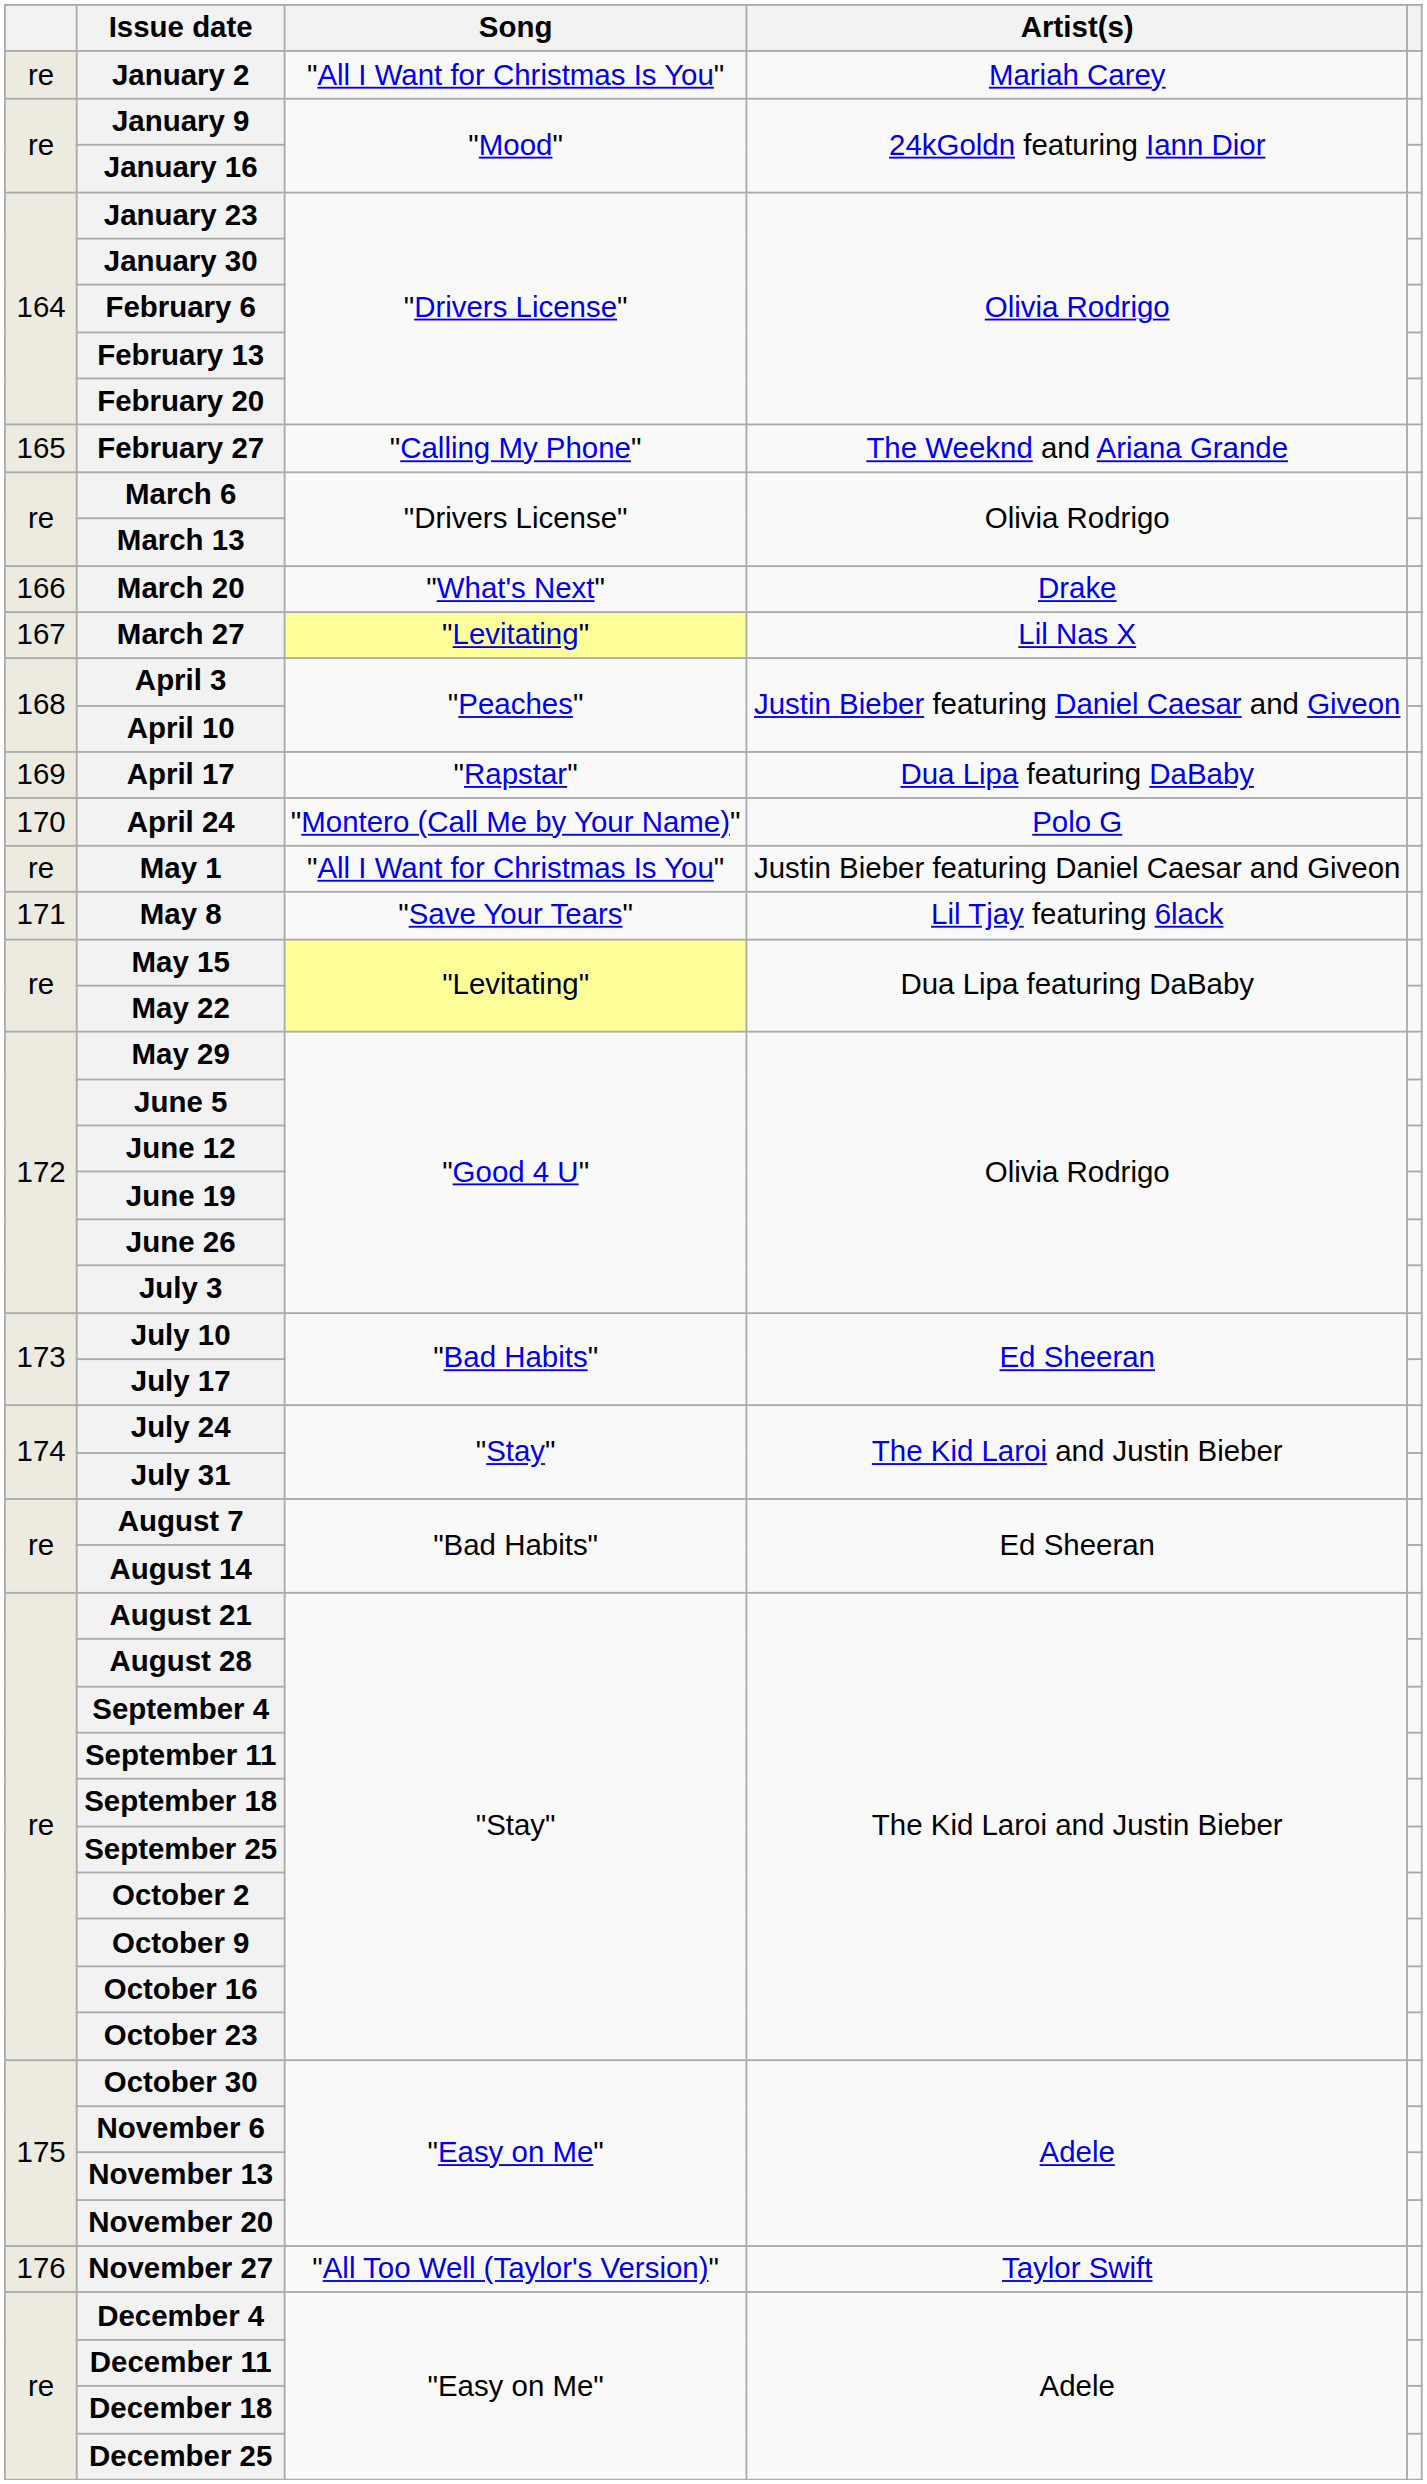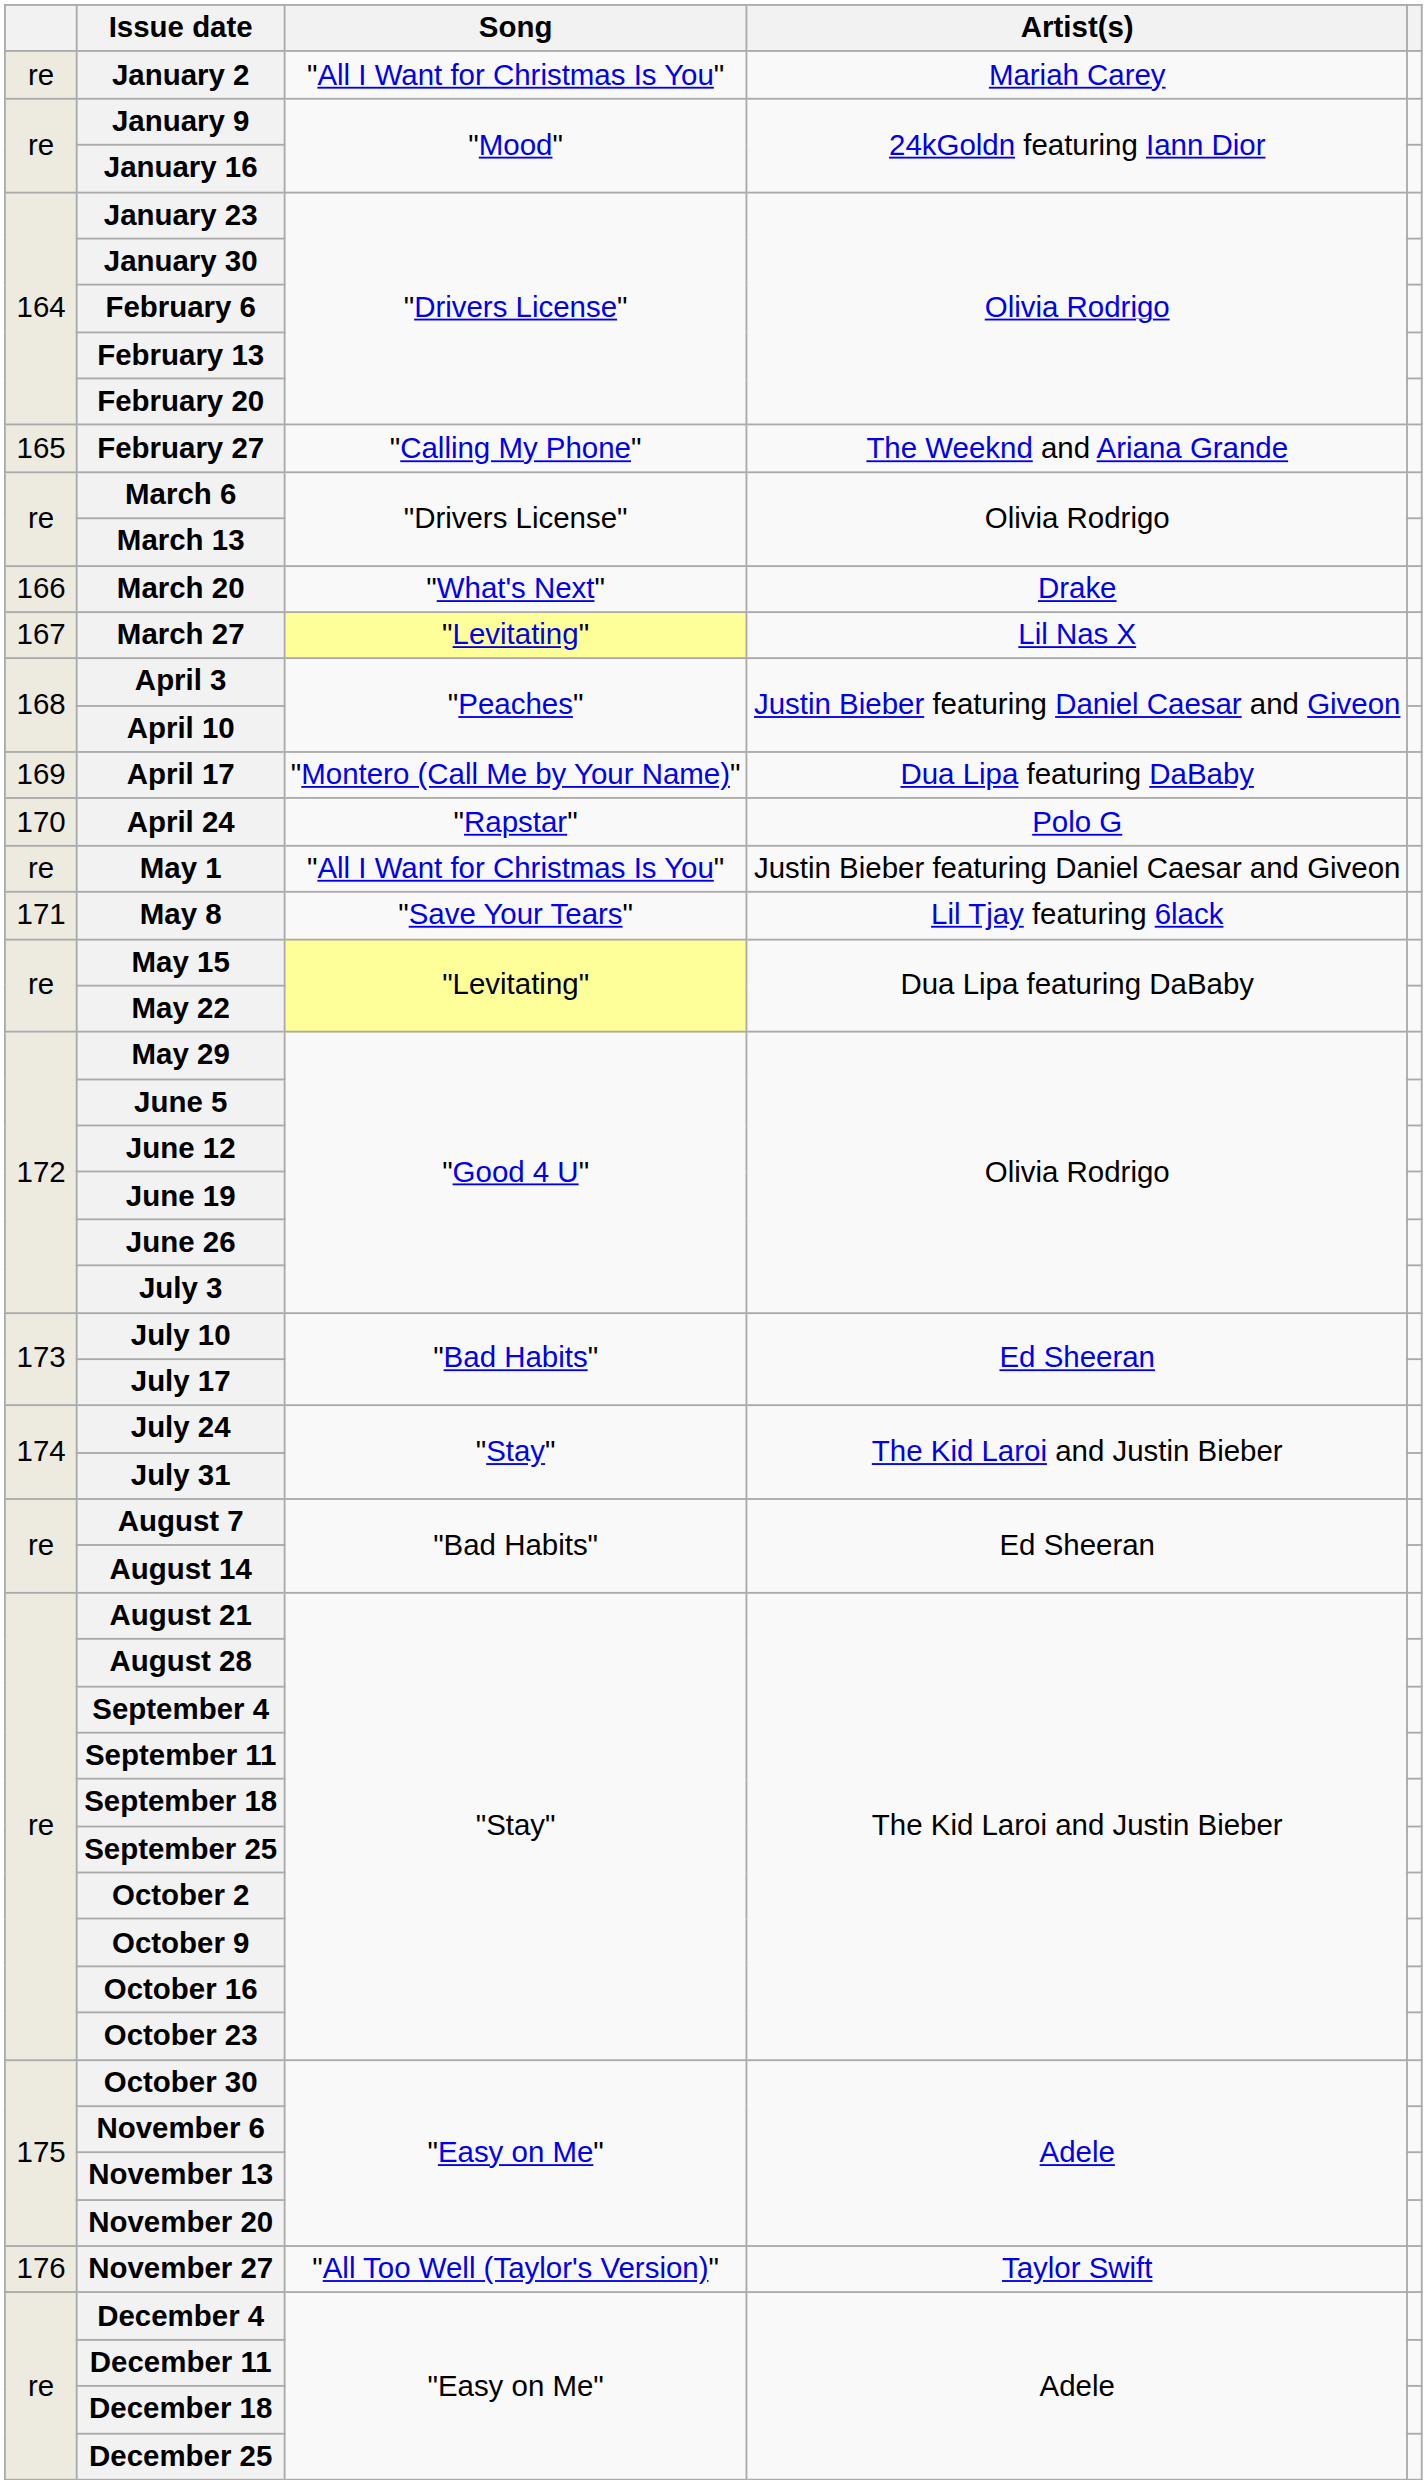(516, 774) "Rapstar" -> (516, 774) "Montero (Call Me by Your Name)"
(516, 821) "Montero (Call Me by Your Name)" -> (516, 821) "Rapstar"
